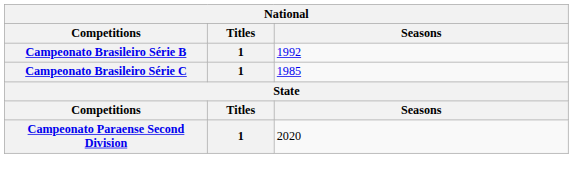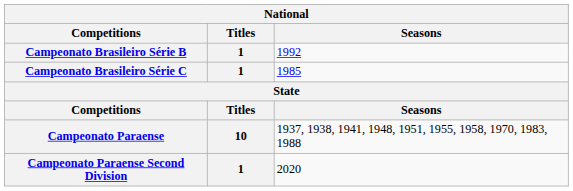+ row: (106, 136)
